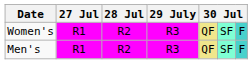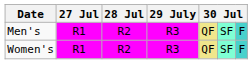rows swapped: (24, 49) <-> (31, 31)
